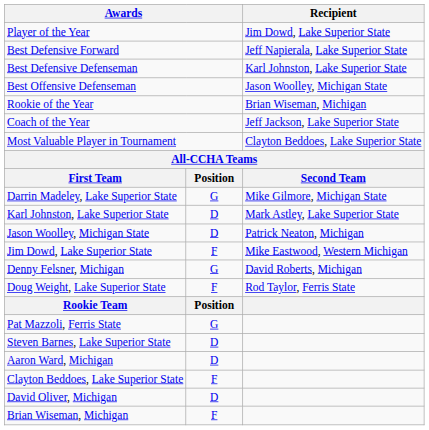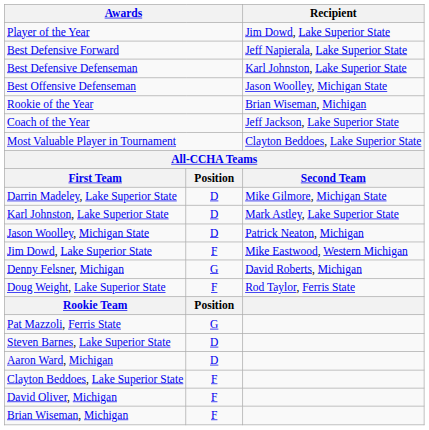(214, 196) G -> (214, 196) D
(214, 397) D -> (214, 397) F
